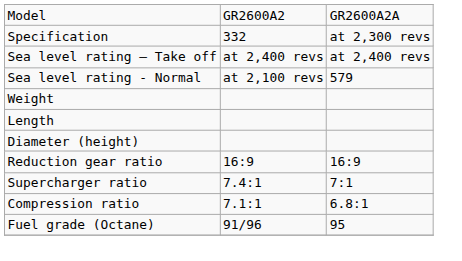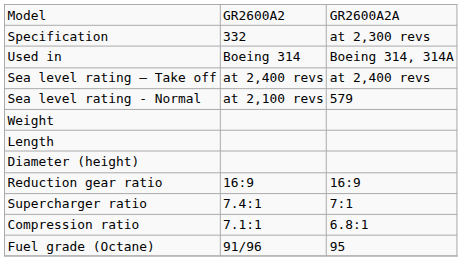+ row: (35, 57)
